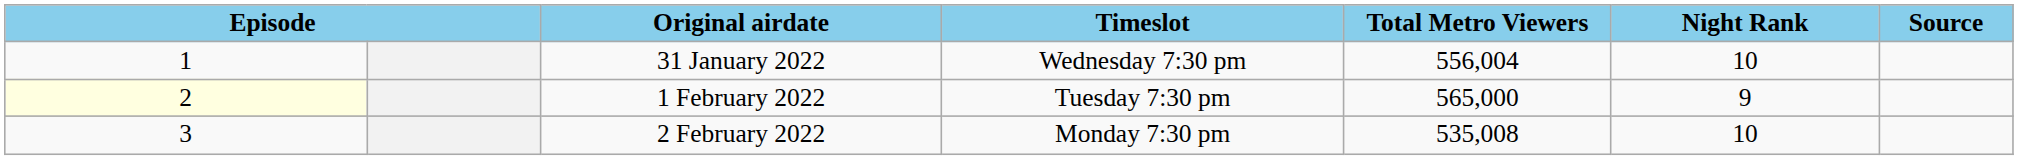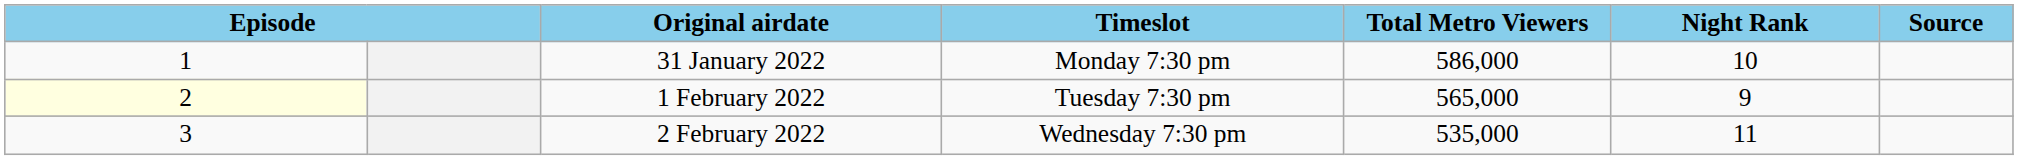(1143, 60) Wednesday 7:30 pm -> (1143, 60) Monday 7:30 pm
(1477, 60) 556,004 -> (1477, 60) 586,000
(1143, 134) Monday 7:30 pm -> (1143, 134) Wednesday 7:30 pm
(1477, 134) 535,008 -> (1477, 134) 535,000
(1745, 134) 10 -> (1745, 134) 11
